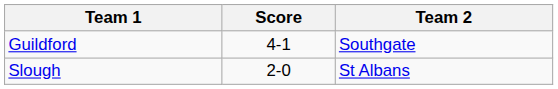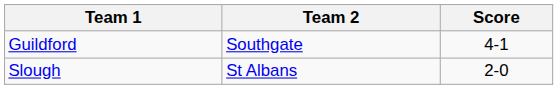columns swapped: (444, 17) <-> (279, 17)
